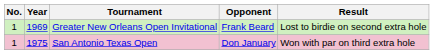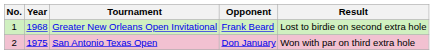(37, 27) 1969 -> (37, 27) 1968
(14, 42) 1 -> (14, 42) 2
